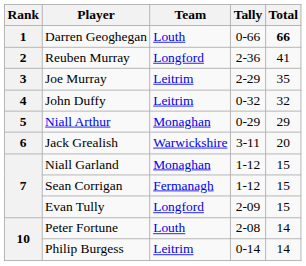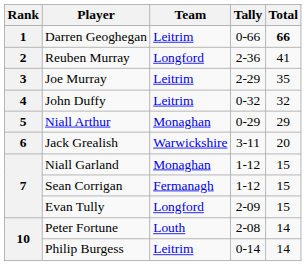(169, 36) Louth -> (173, 36) Leitrim
